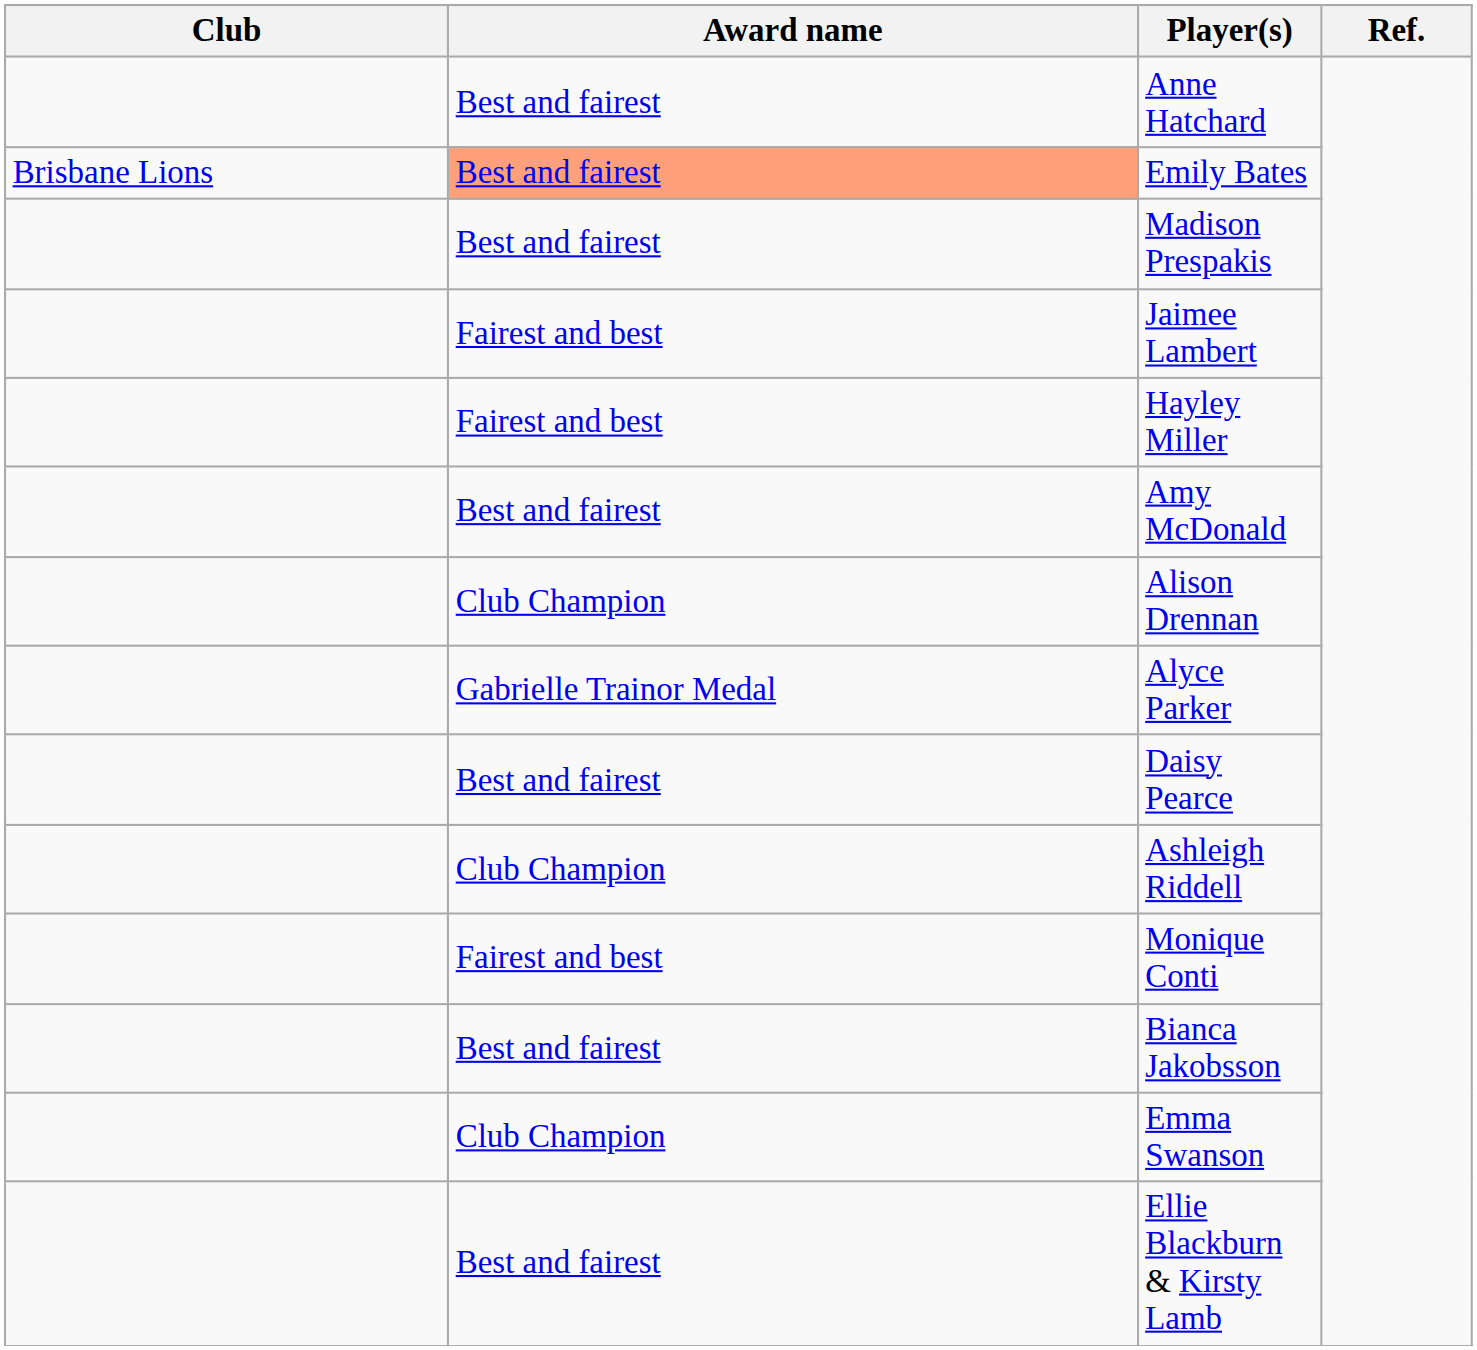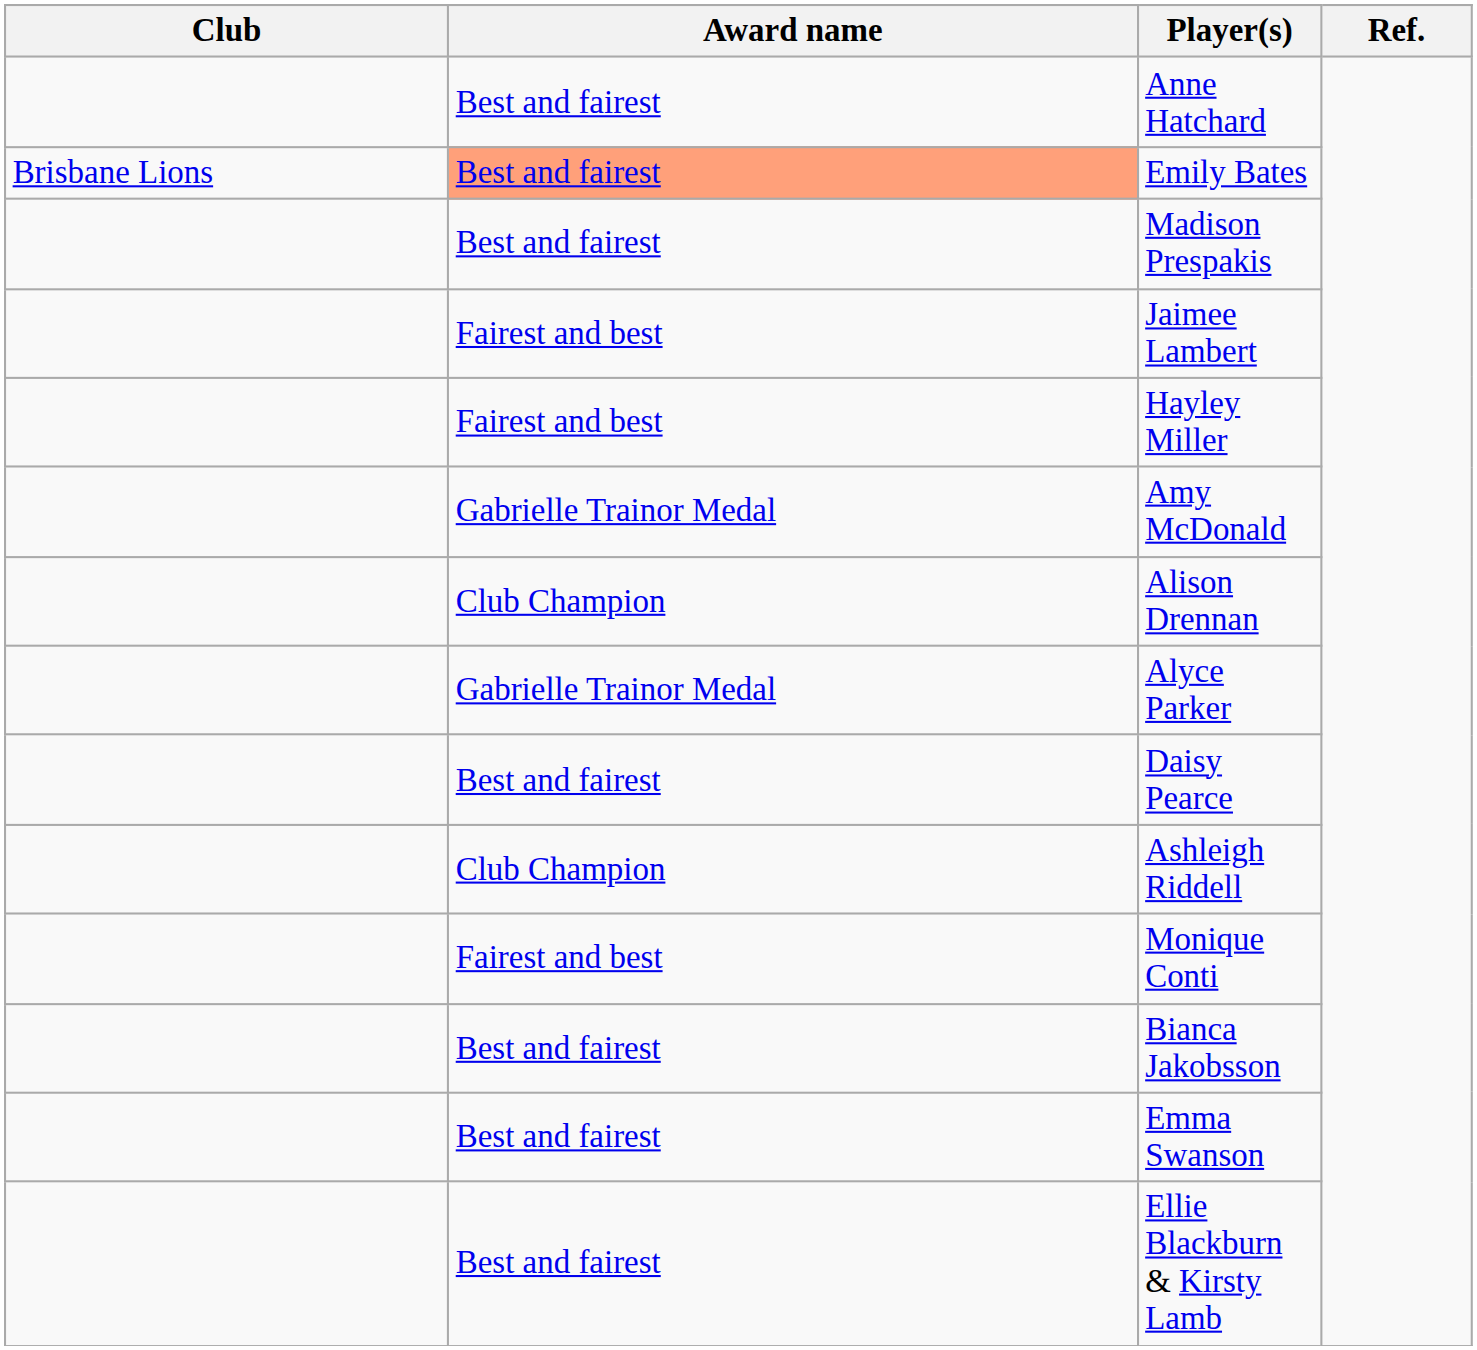(558, 511) Best and fairest -> (616, 511) Gabrielle Trainor Medal
(561, 1136) Club Champion -> (558, 1136) Best and fairest
